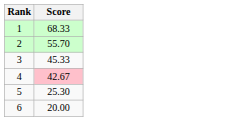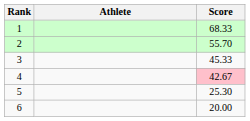+ column: (115, 12)
